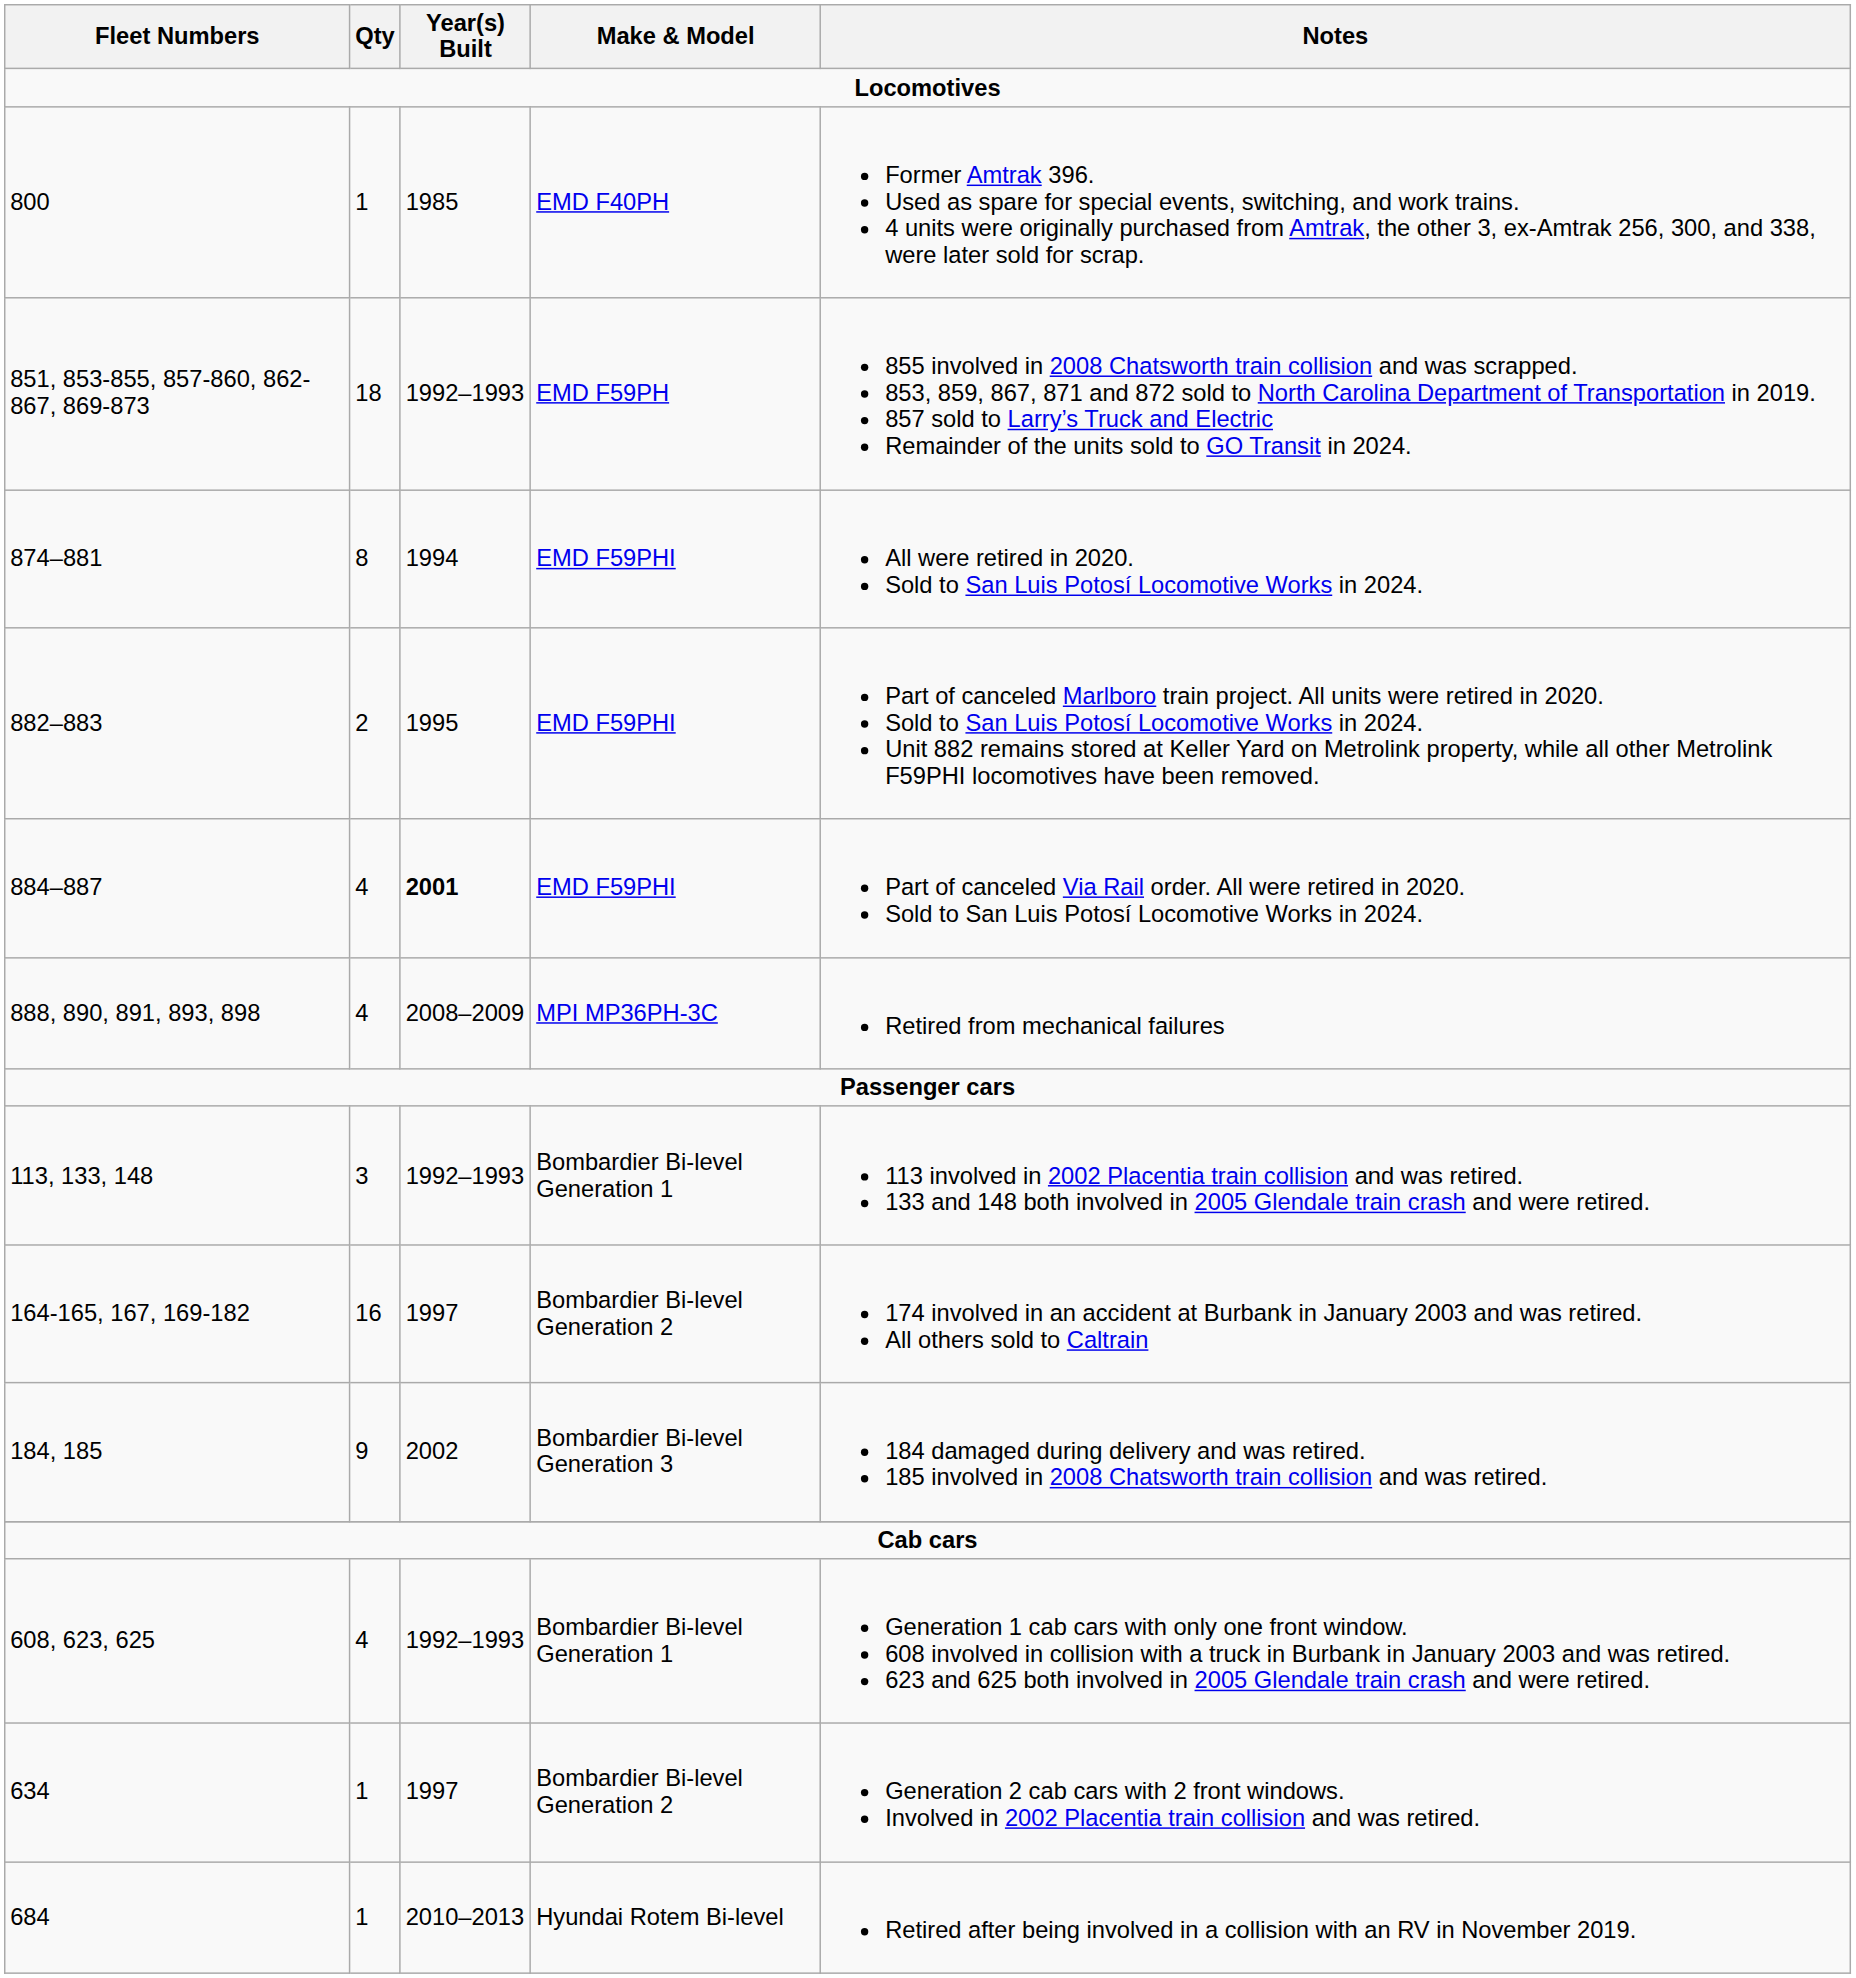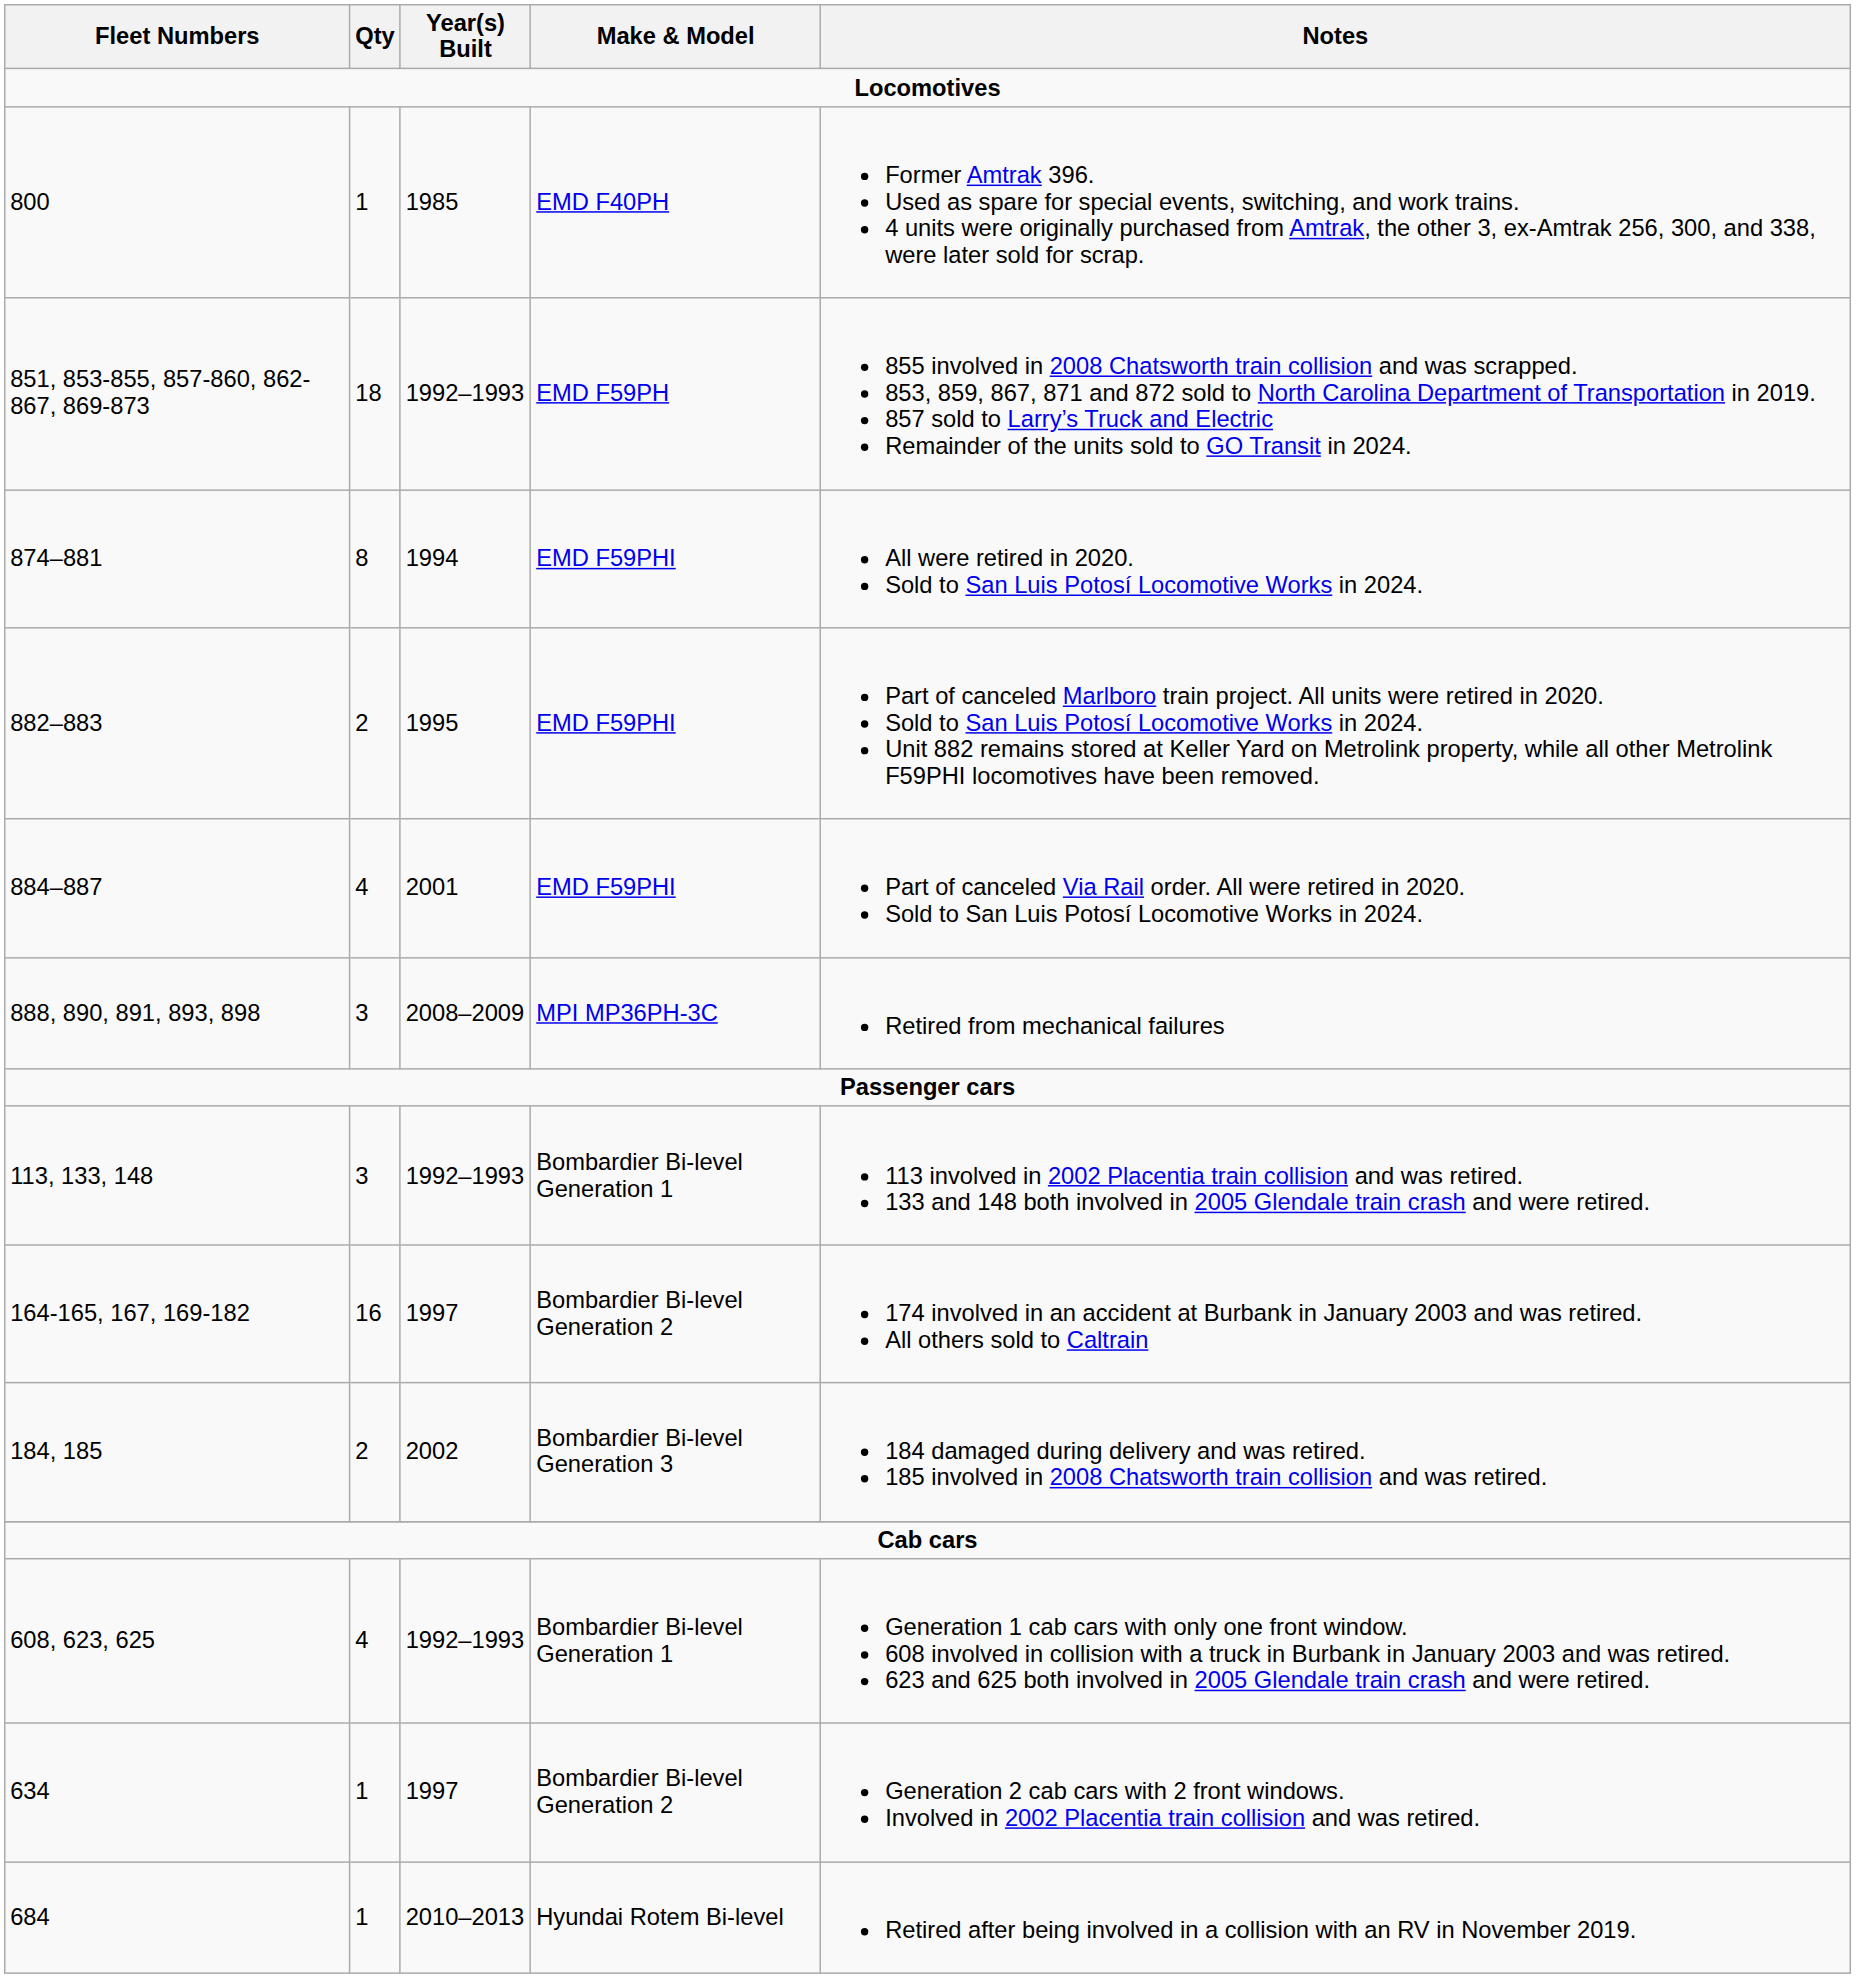(432, 887) bold -> (432, 887) normal
(362, 1012) 4 -> (362, 1012) 3
(362, 1451) 9 -> (362, 1451) 2
